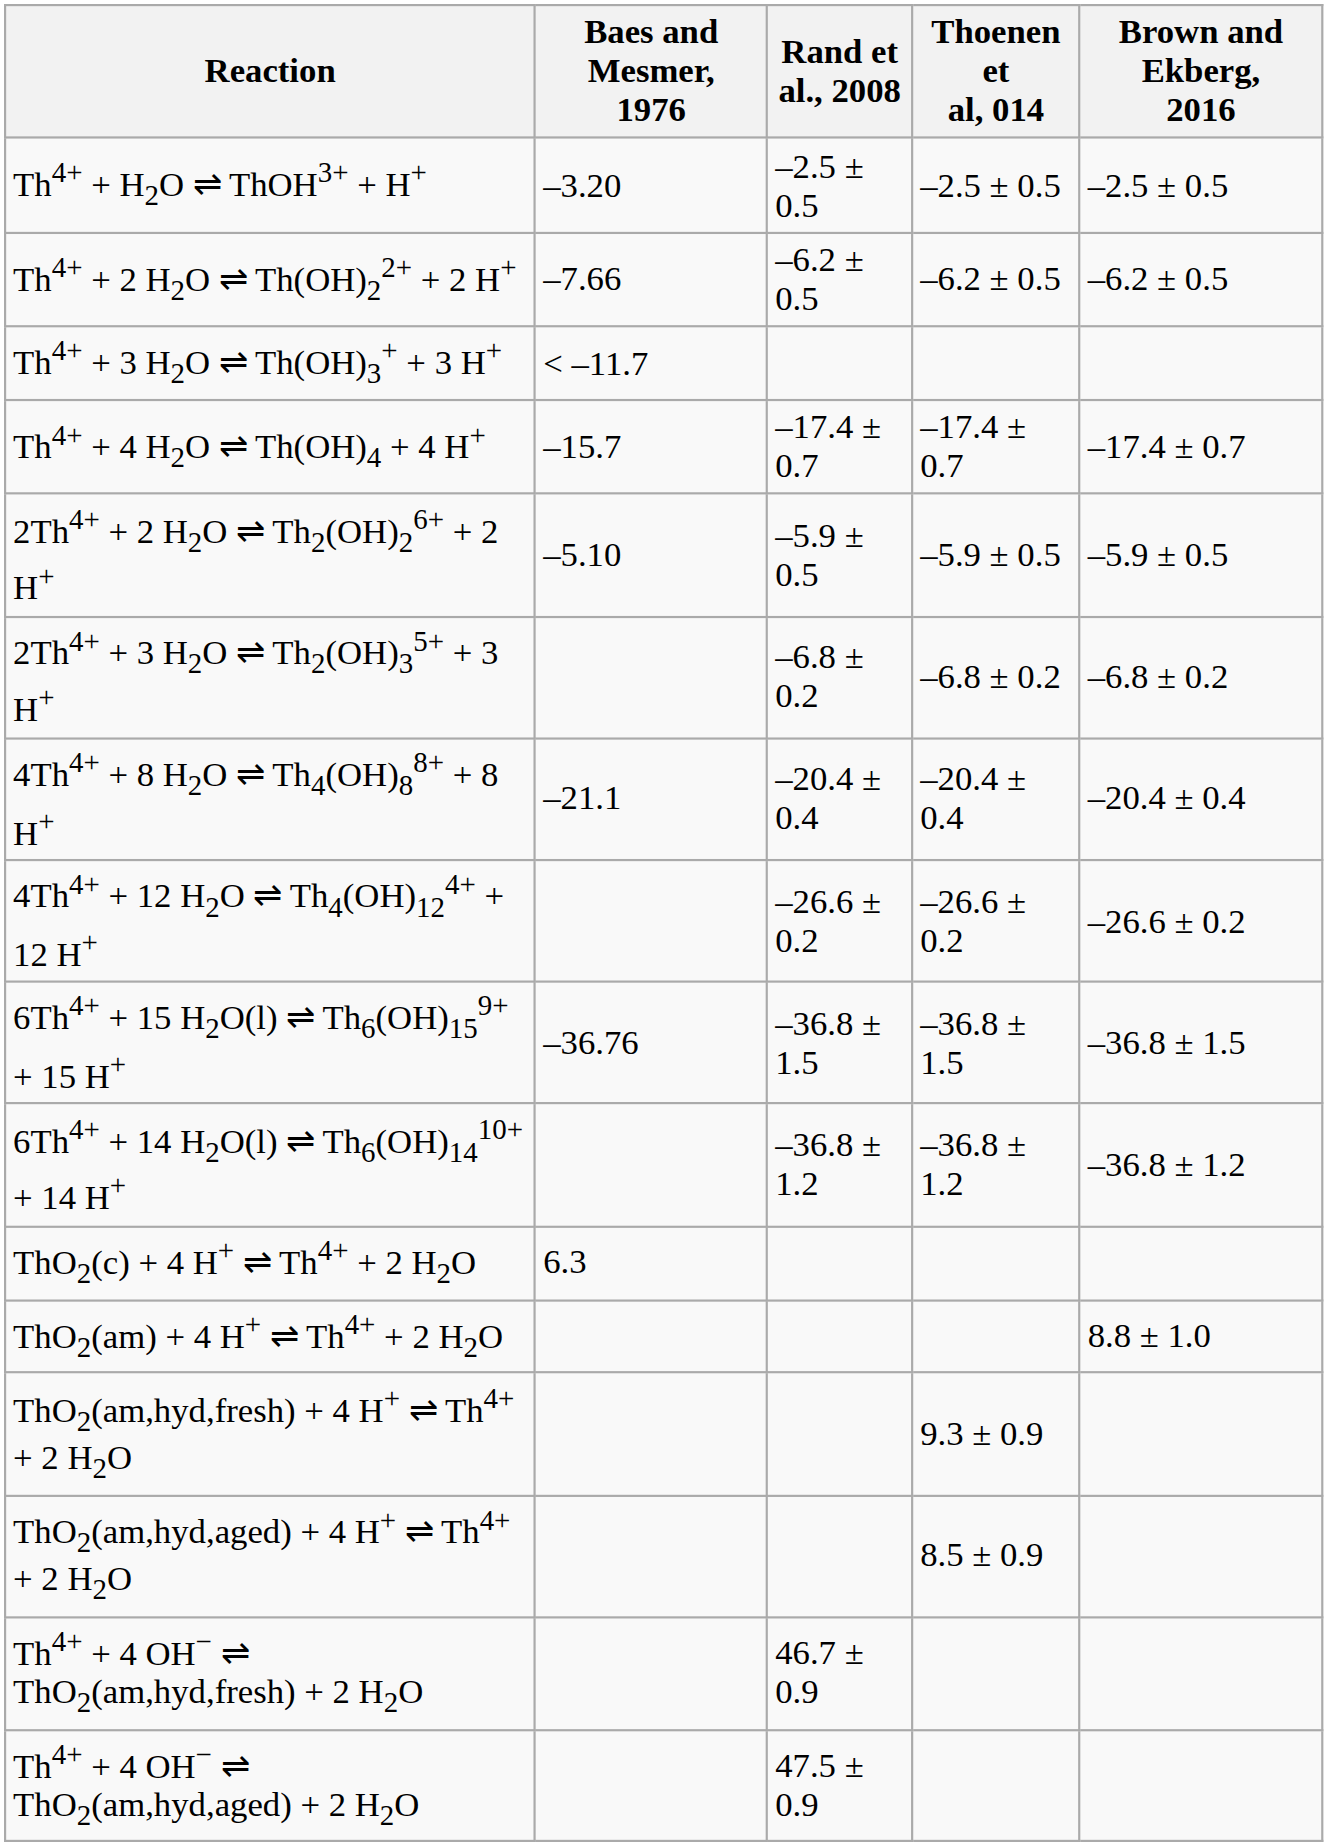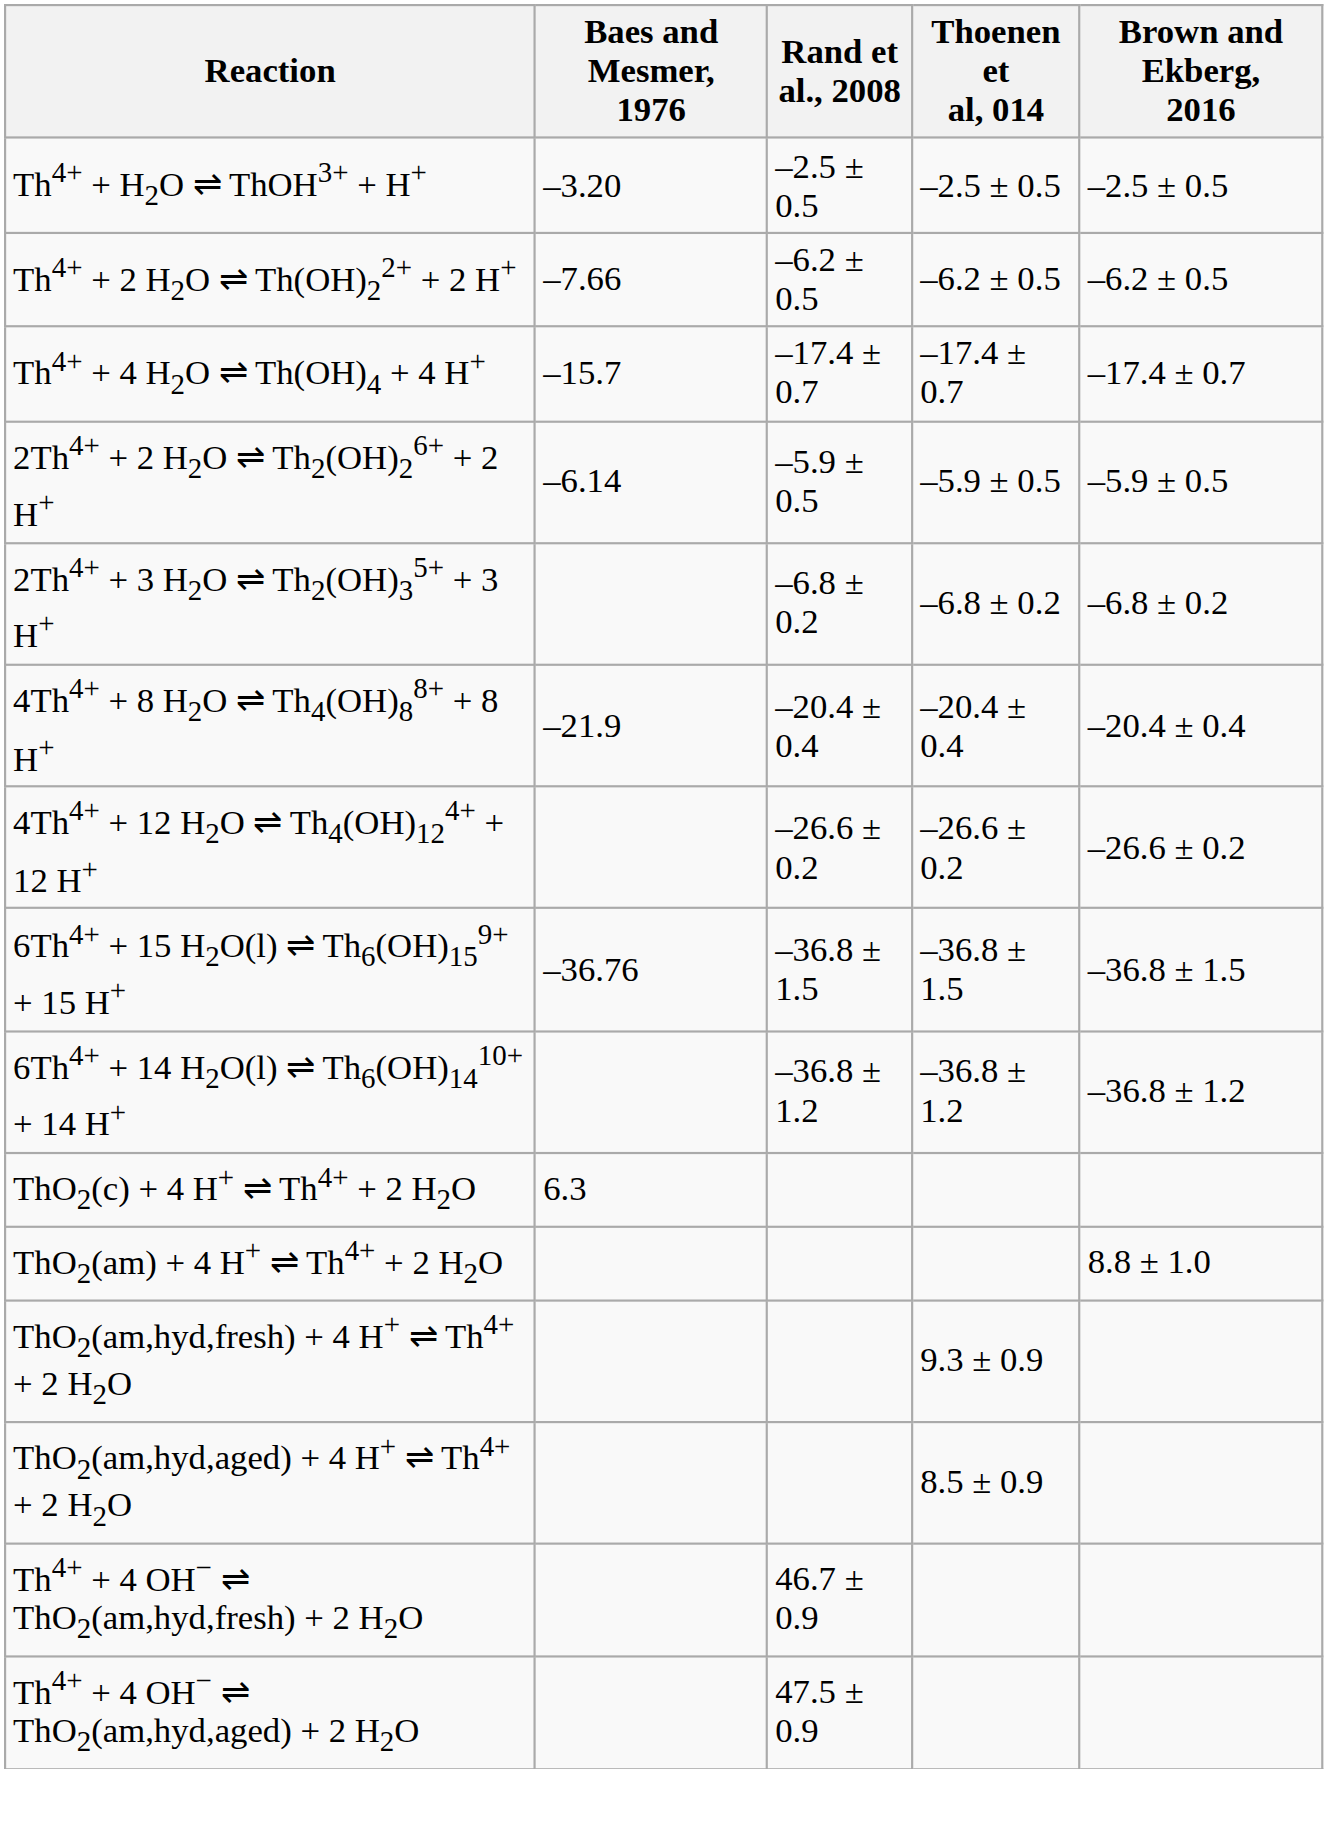- row: (258, 362)
(582, 554) –5.10 -> (582, 481) –6.14
(582, 798) –21.1 -> (582, 725) –21.9
